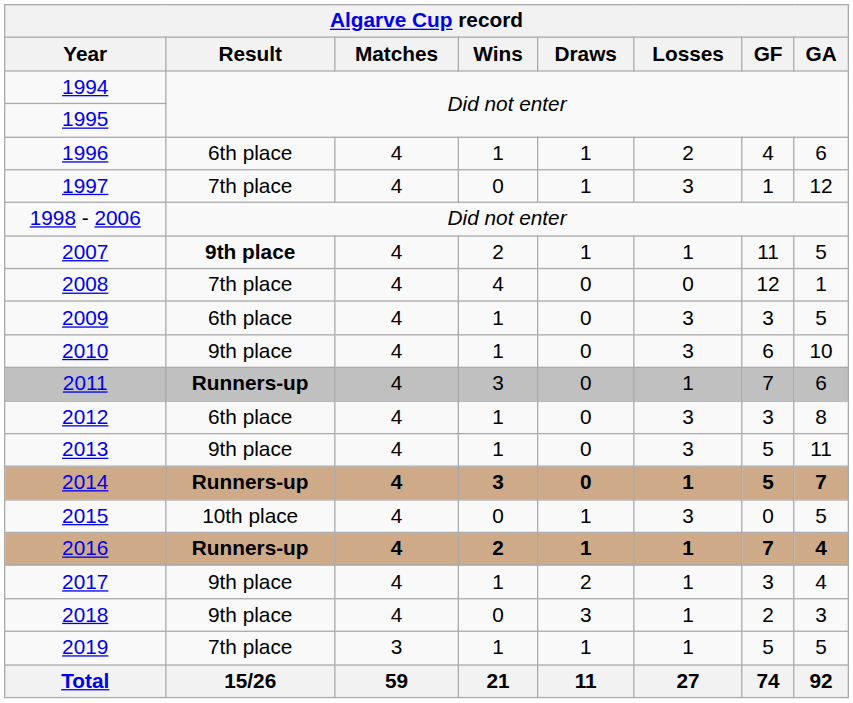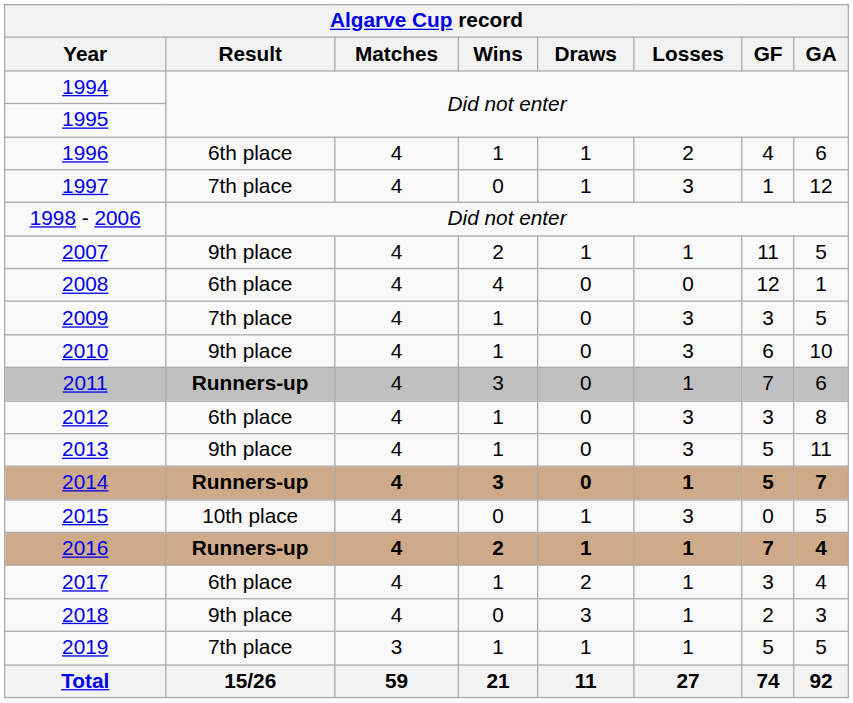(250, 251) bold -> (250, 251) normal
(250, 284) 7th place -> (250, 284) 6th place
(250, 317) 6th place -> (250, 317) 7th place
(250, 581) 9th place -> (250, 581) 6th place
